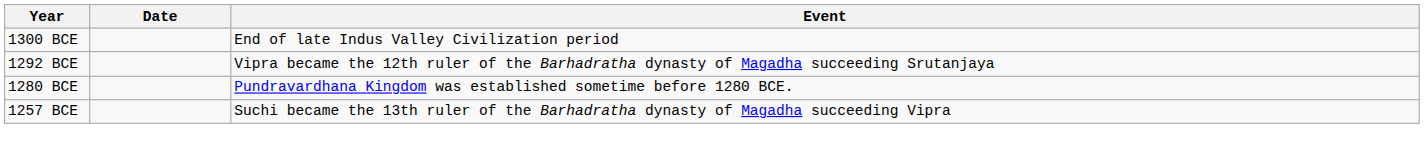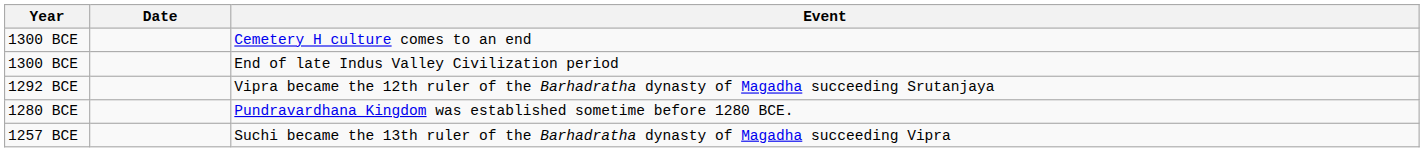+ row: (383, 40)
